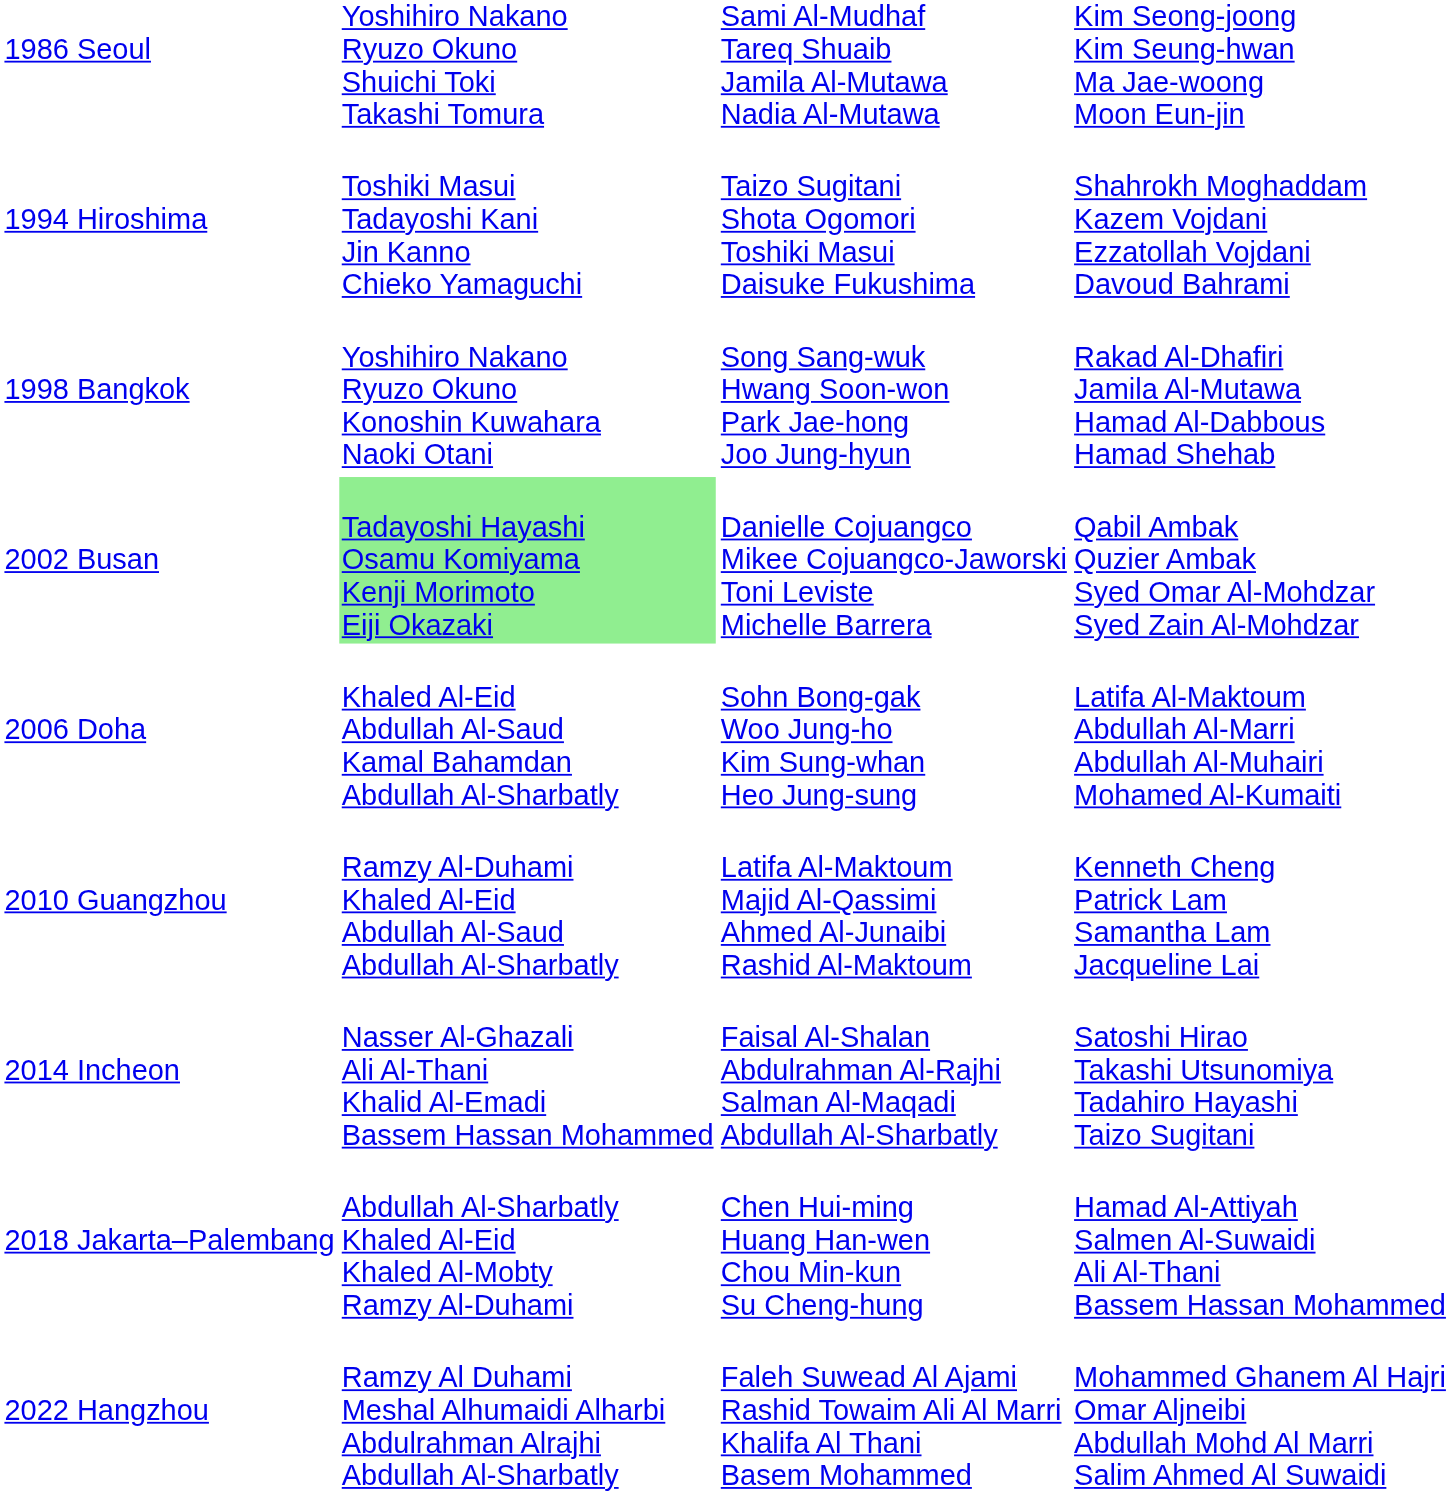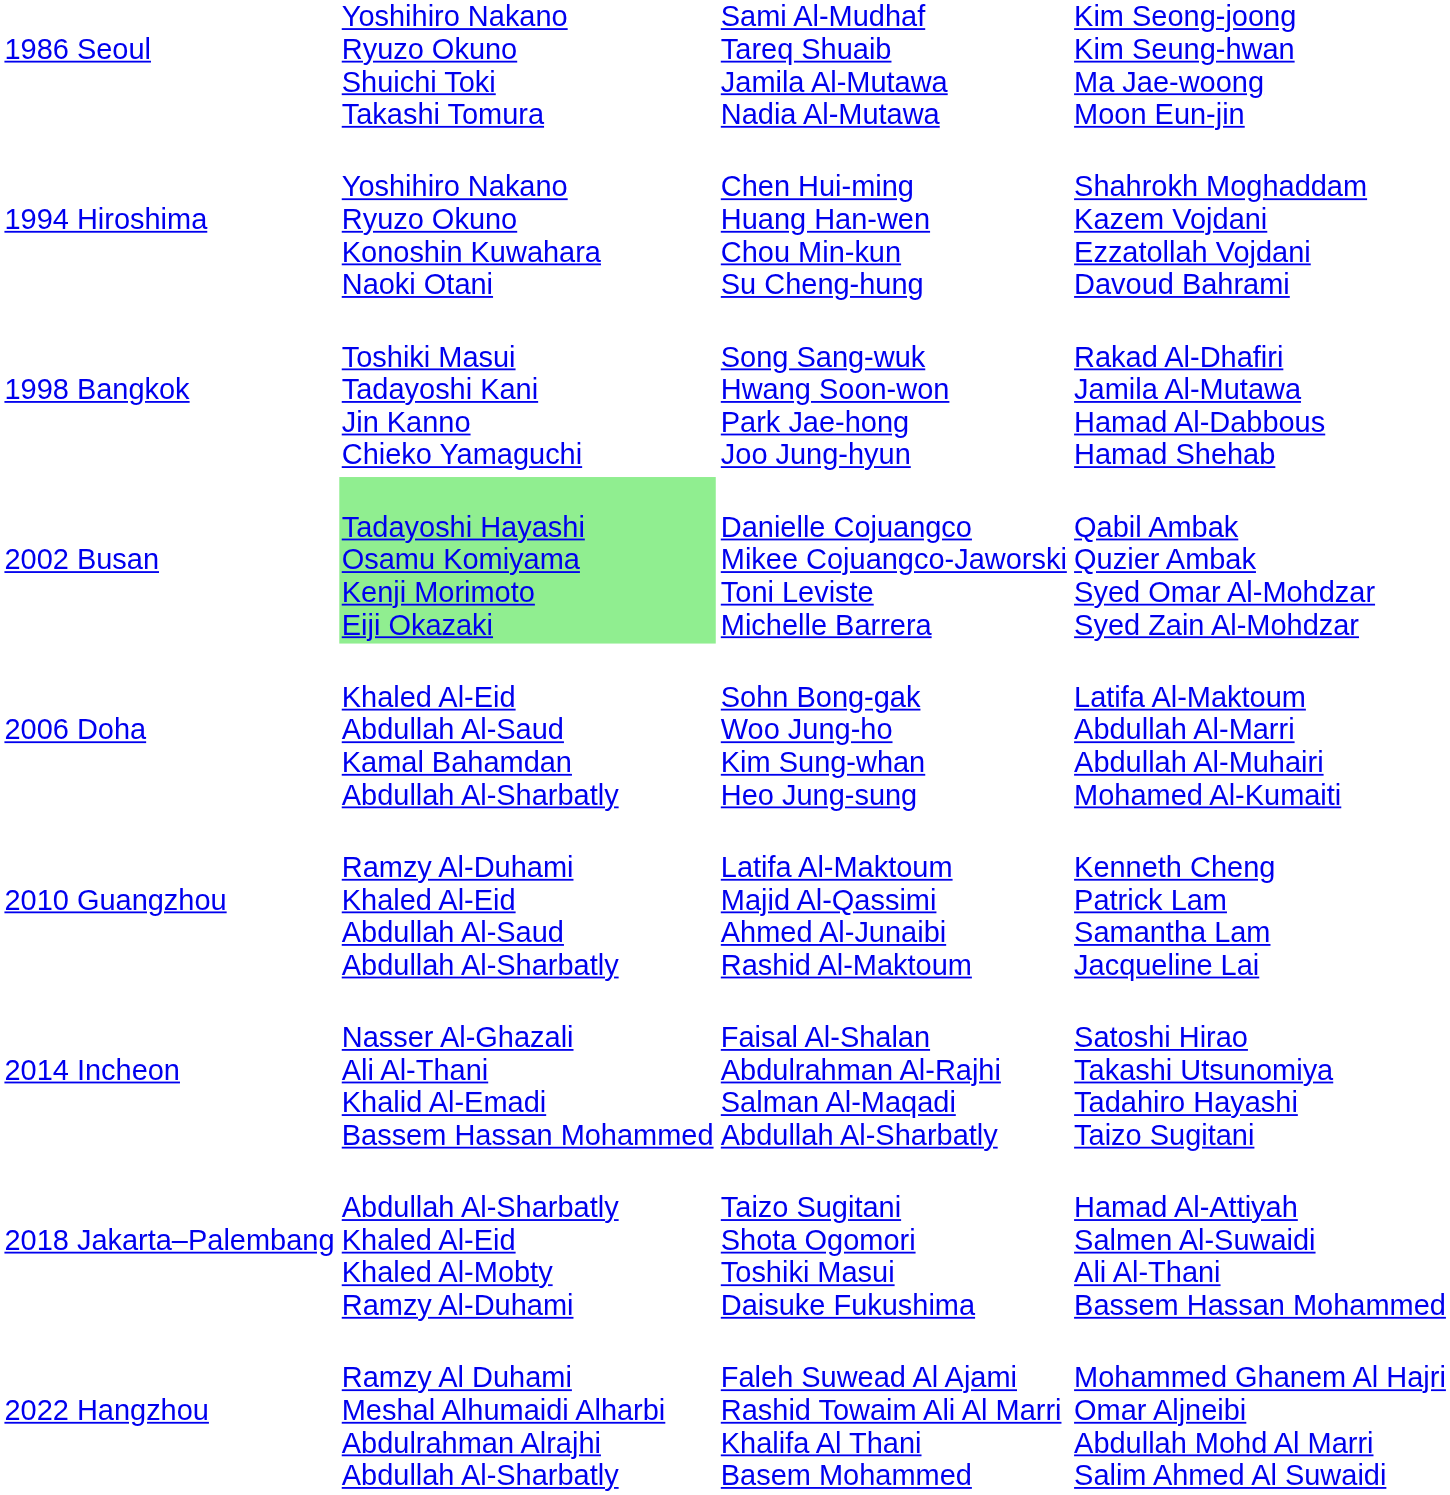(462, 235) Toshiki Masui Tadayoshi Kani Jin Kanno Chieko Yamaguchi -> (471, 235) Yoshihiro Nakano Ryuzo Okuno Konoshin Kuwahara Naoki Otani
(848, 235) Taizo Sugitani Shota Ogomori Toshiki Masui Daisuke Fukushima -> (825, 235) Chen Hui-ming Huang Han-wen Chou Min-kun Su Cheng-hung
(471, 406) Yoshihiro Nakano Ryuzo Okuno Konoshin Kuwahara Naoki Otani -> (462, 406) Toshiki Masui Tadayoshi Kani Jin Kanno Chieko Yamaguchi
(825, 1256) Chen Hui-ming Huang Han-wen Chou Min-kun Su Cheng-hung -> (848, 1256) Taizo Sugitani Shota Ogomori Toshiki Masui Daisuke Fukushima
